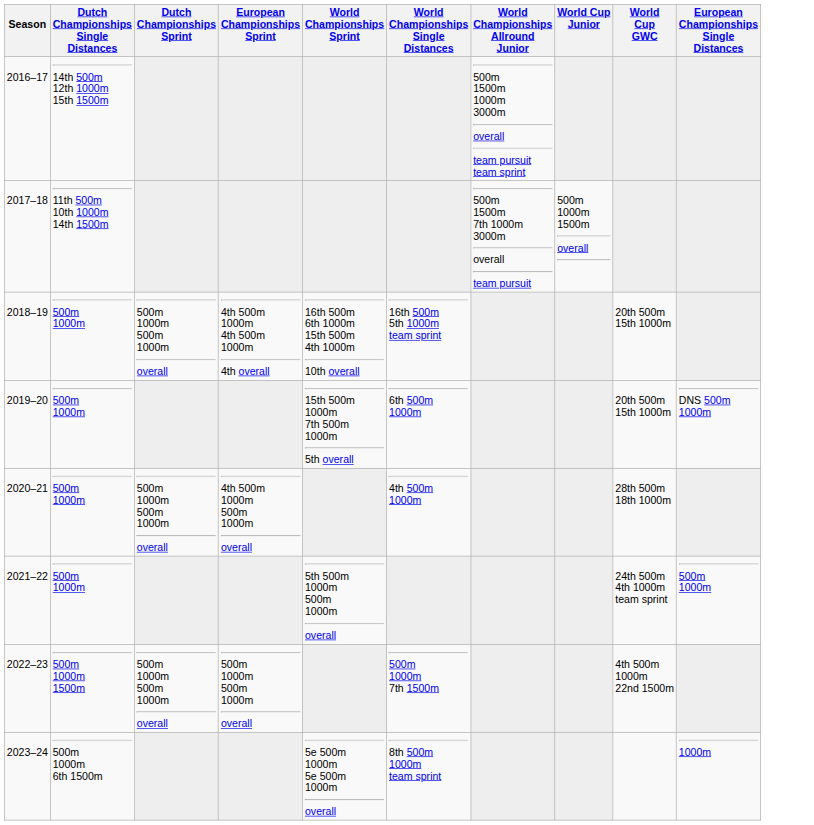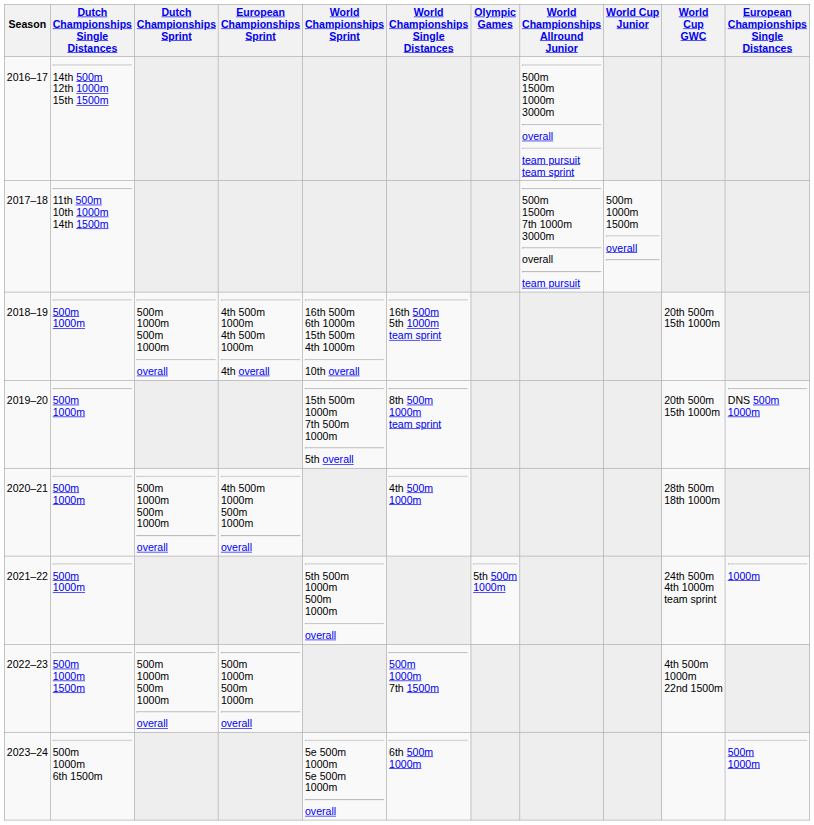+ column: (495, 18)
(429, 403) 6th 500m 1000m -> (429, 409) 8th 500m 1000m team sprint
(718, 579) 500m 1000m -> (767, 573) 1000m
(429, 761) 8th 500m 1000m team sprint -> (429, 755) 6th 500m 1000m
(718, 749) 1000m -> (767, 755) 500m 1000m
